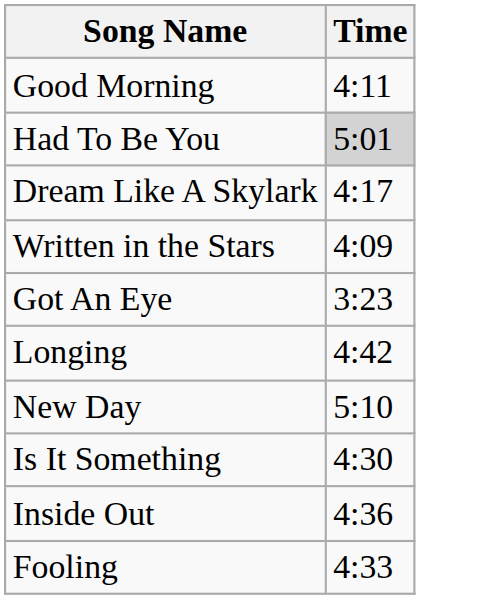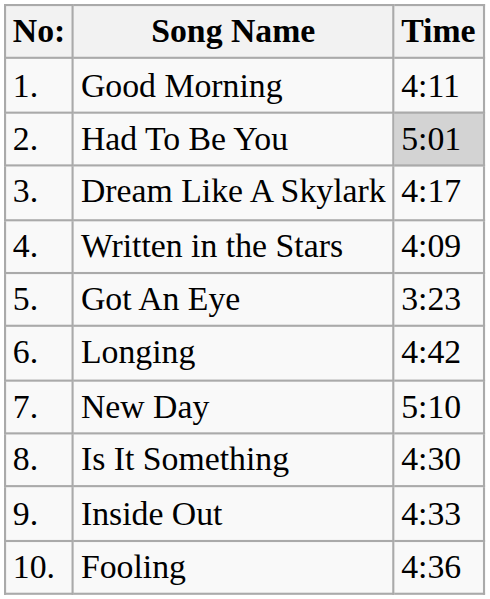+ column: (39, 31)
(363, 513) 4:36 -> (431, 513) 4:33
(363, 566) 4:33 -> (431, 566) 4:36
